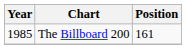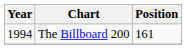(20, 34) 1985 -> (20, 34) 1994
